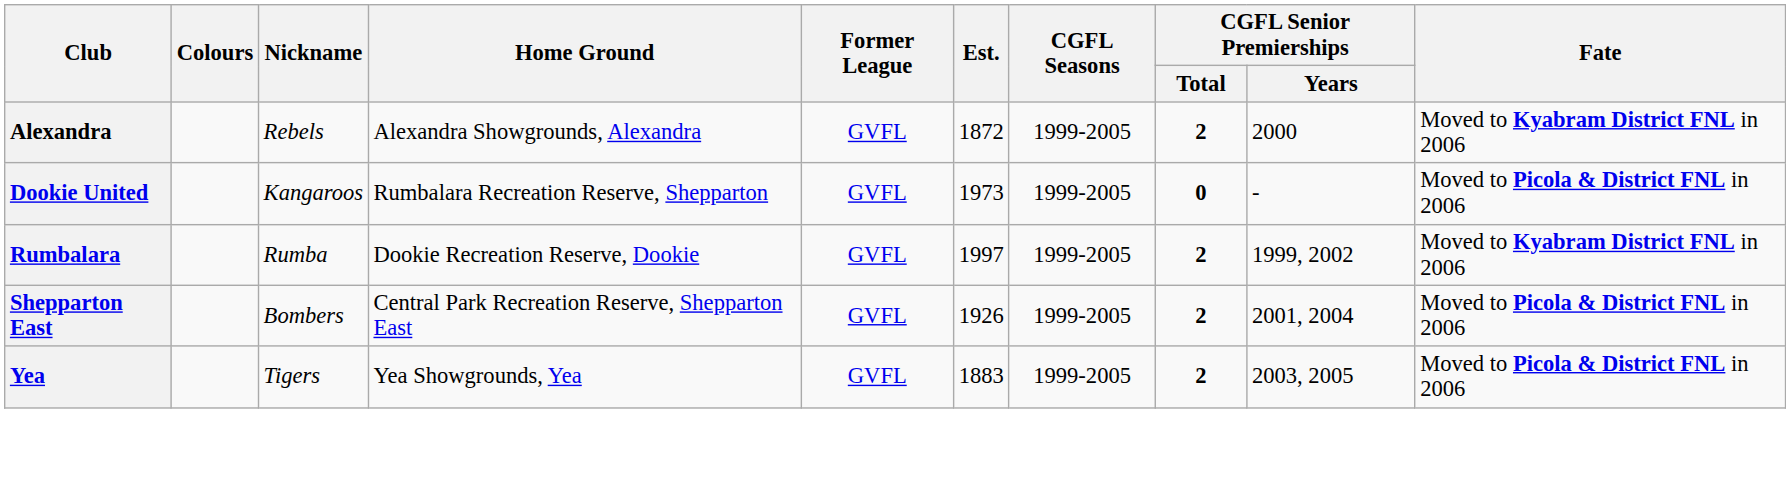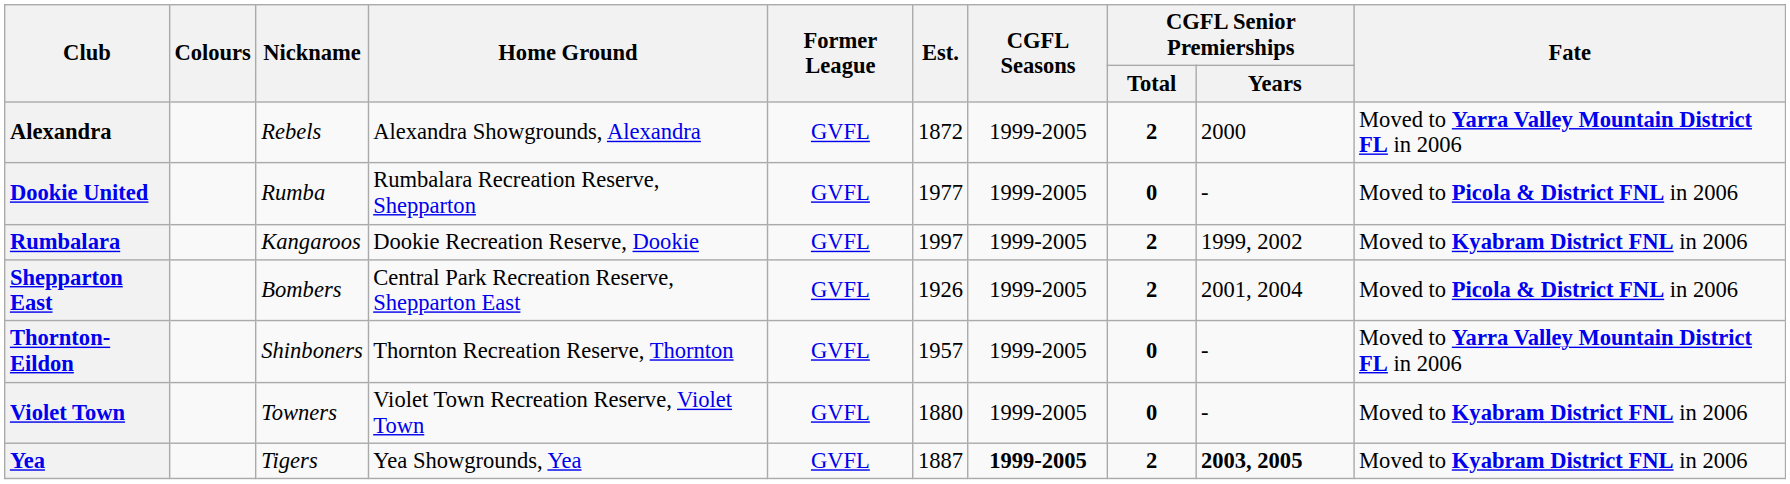(1589, 132) Moved to Kyabram District FNL in 2006 -> (1556, 132) Moved to Yarra Valley Mountain District FL in 2006
(313, 193) Kangaroos -> (293, 193) Rumba
(981, 193) 1973 -> (941, 193) 1977
(296, 254) Rumba -> (311, 241) Kangaroos
+ row: (60, 351)
+ row: (67, 412)
(981, 376) 1883 -> (941, 460) 1887
(1082, 376) normal -> (1038, 460) bold
(1303, 376) normal -> (1252, 460) bold
(1584, 376) Moved to Picola & District FNL in 2006 -> (1553, 460) Moved to Kyabram District FNL in 2006
